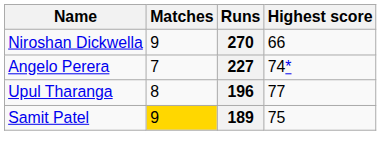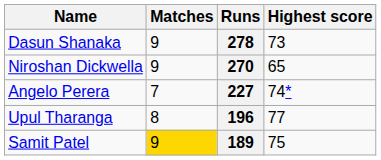+ row: (241, 42)
(277, 42) 66 -> (277, 67) 65
